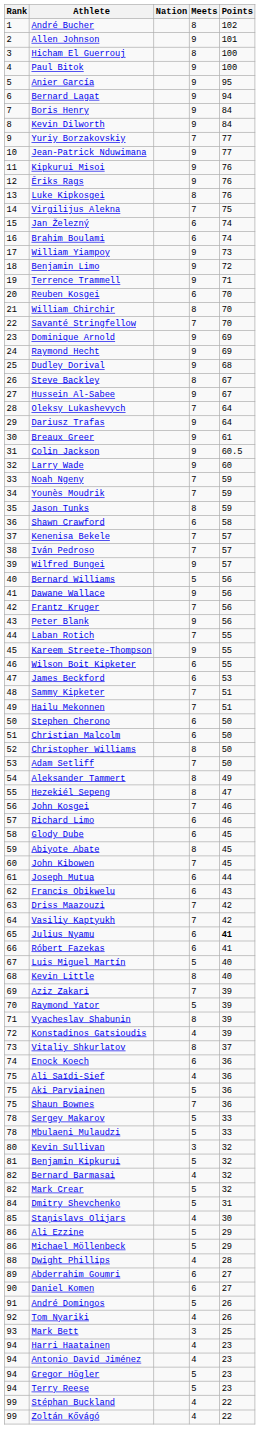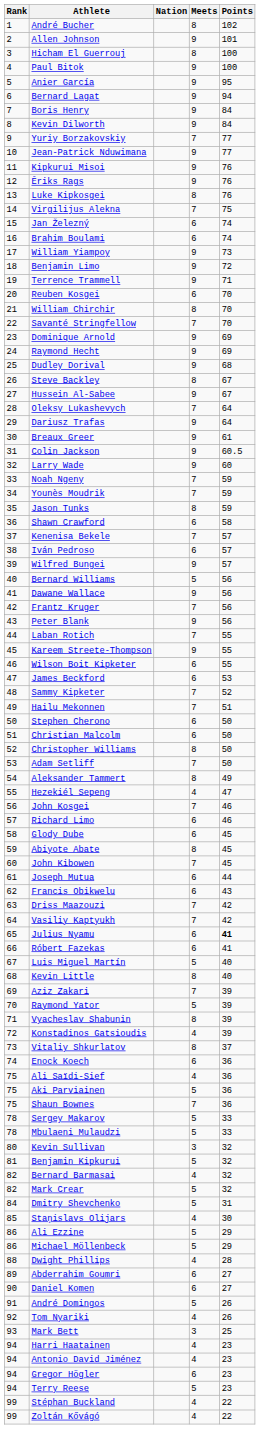(194, 551) 7 -> (194, 551) 6
(227, 693) 51 -> (227, 693) 52
(194, 792) 8 -> (194, 792) 4
(194, 1374) 5 -> (194, 1374) 6
